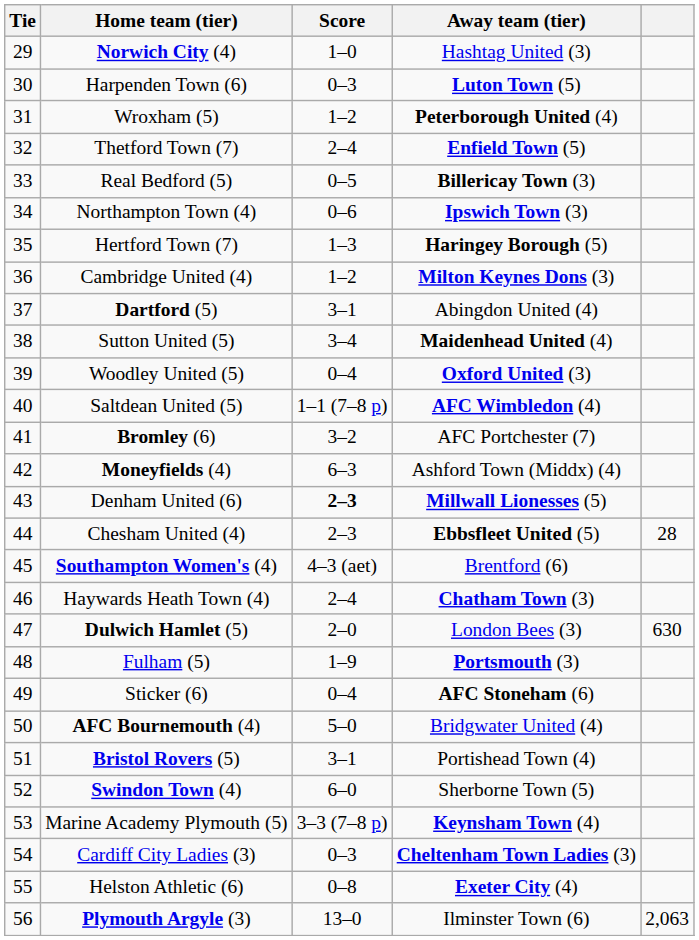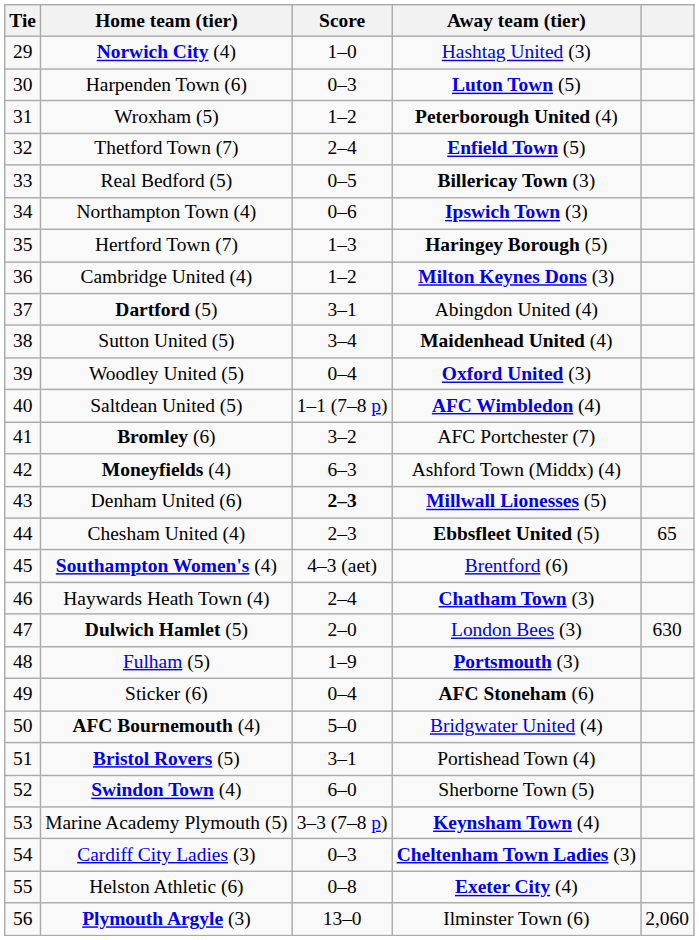(667, 533) 28 -> (667, 533) 65
(667, 918) 2,063 -> (667, 918) 2,060
